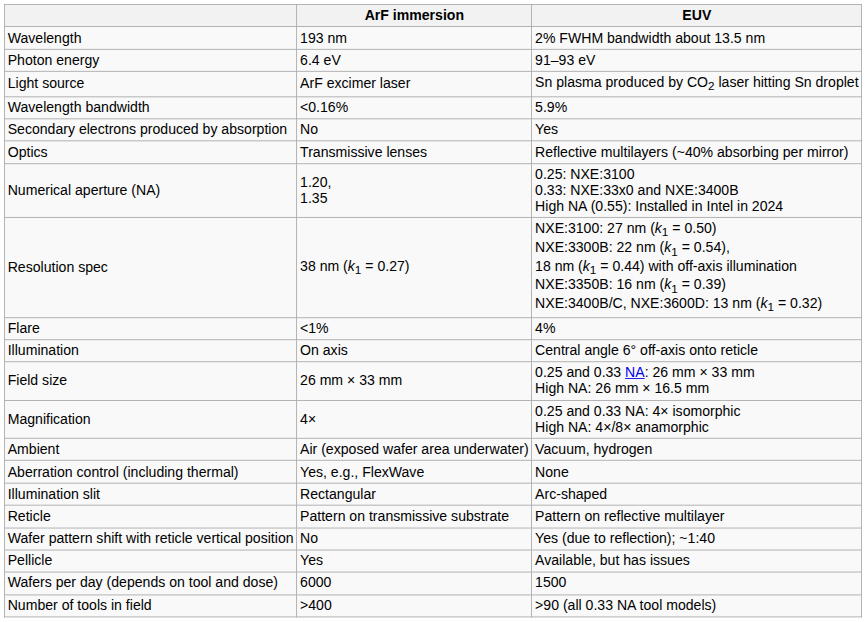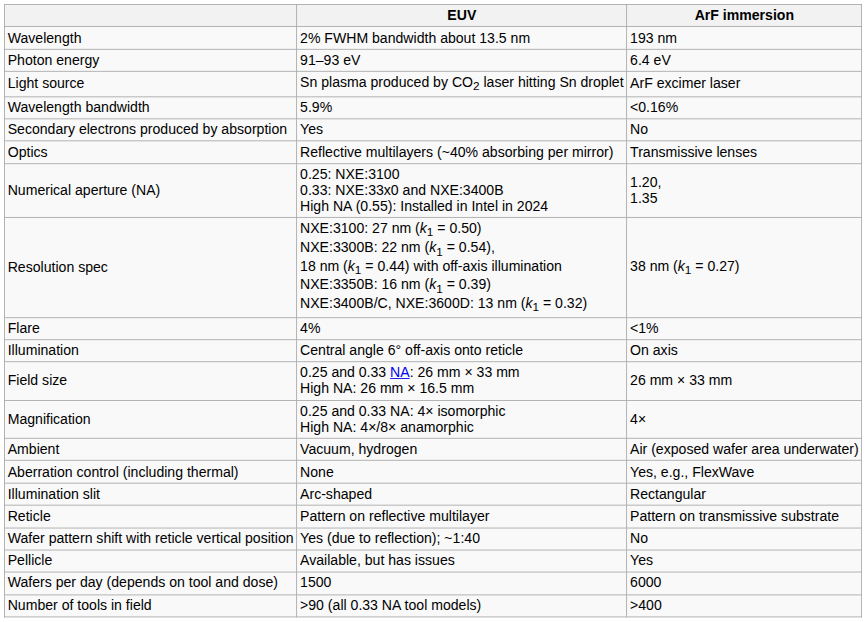columns swapped: (697, 15) <-> (414, 15)
